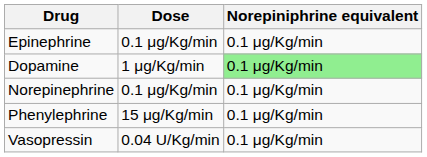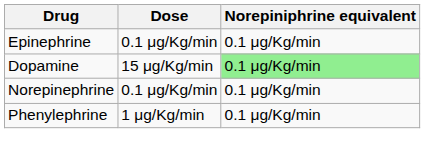(163, 66) 1 μg/Kg/min -> (167, 66) 15 μg/Kg/min
(167, 115) 15 μg/Kg/min -> (163, 115) 1 μg/Kg/min
- row: (50, 139)
